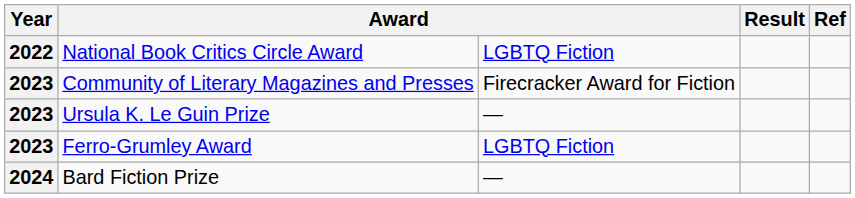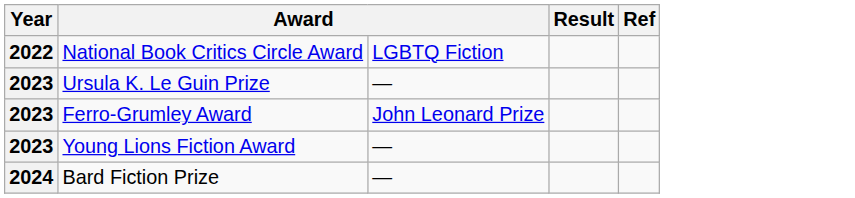- row: (268, 83)
(549, 146) LGBTQ Fiction -> (458, 114) John Leonard Prize
+ row: (179, 146)
